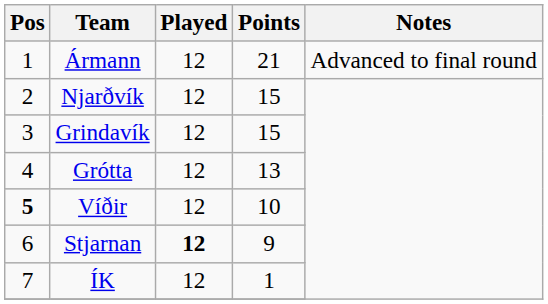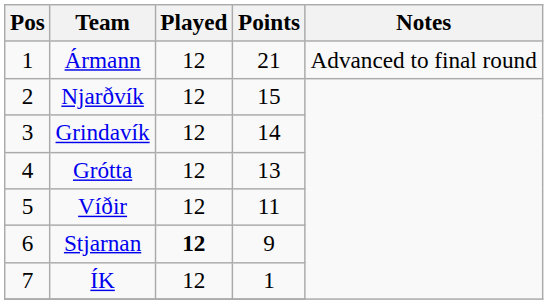(269, 133) 15 -> (269, 133) 14
(27, 206) bold -> (27, 206) normal
(269, 206) 10 -> (269, 206) 11
